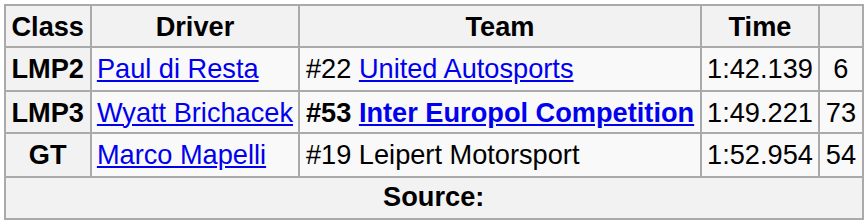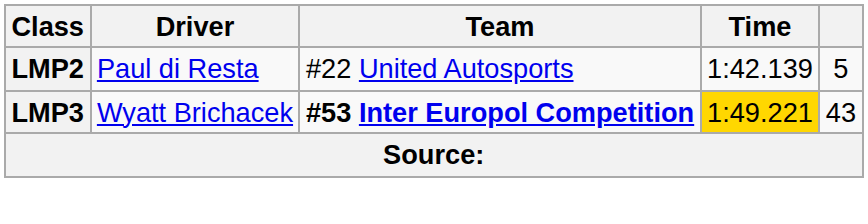(841, 69) 6 -> (841, 69) 5
(760, 112) no background -> (760, 112) gold background
(841, 112) 73 -> (841, 112) 43
- row: (48, 155)
